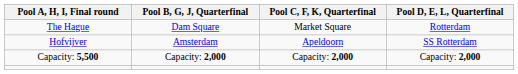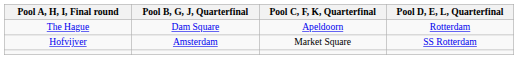(323, 27) Market Square -> (323, 27) Apeldoorn
(323, 42) Apeldoorn -> (323, 42) Market Square
- row: (68, 57)
